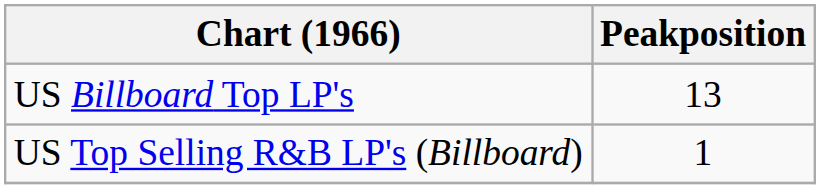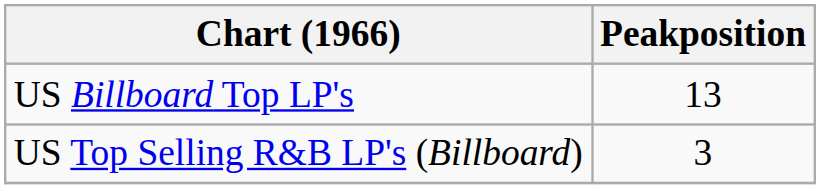(703, 152) 1 -> (703, 152) 3
